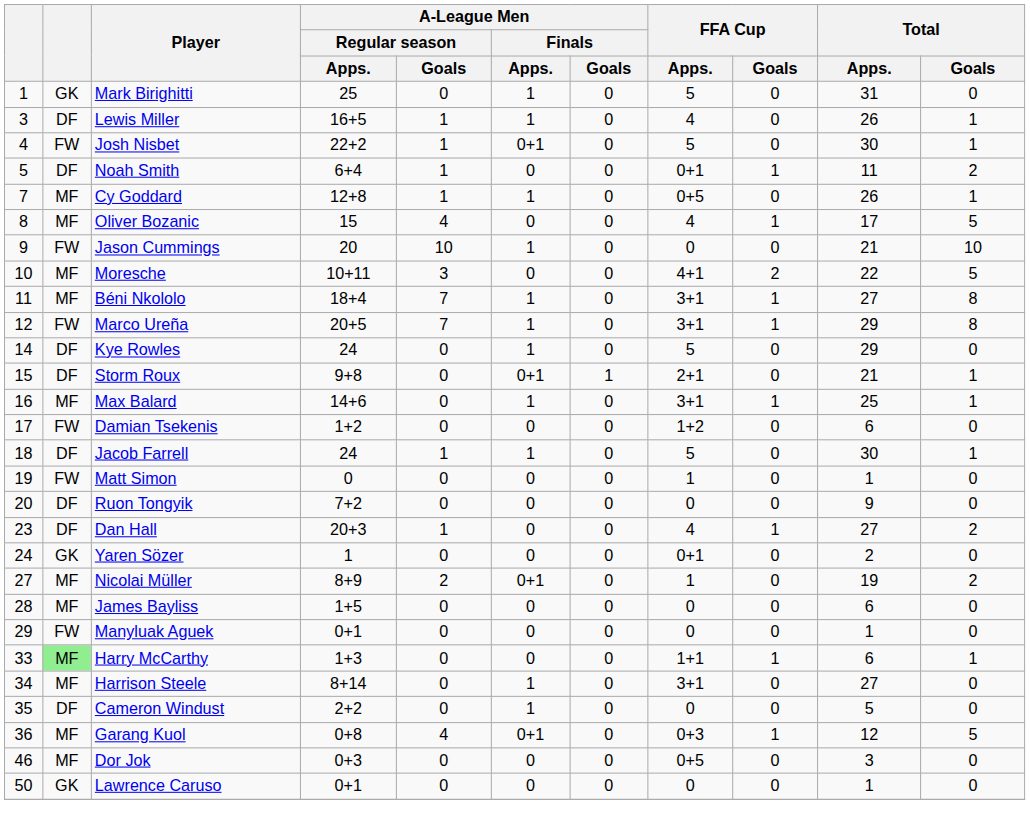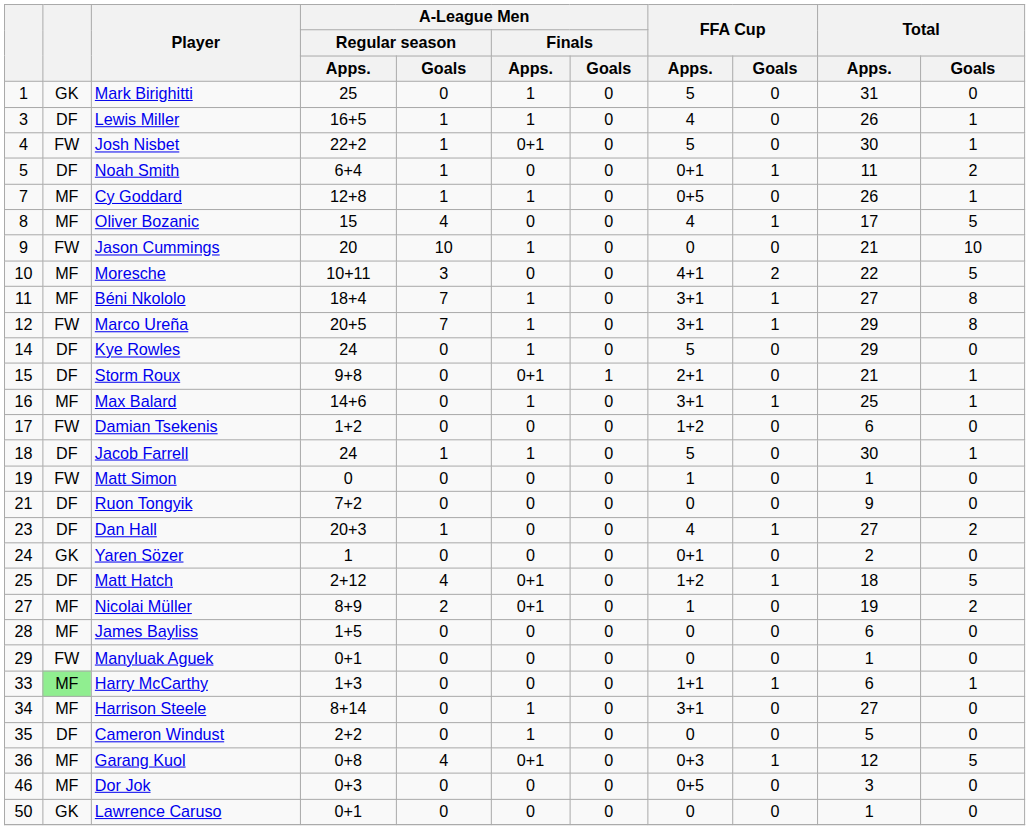(23, 504) 20 -> (23, 504) 21
+ row: (134, 581)
